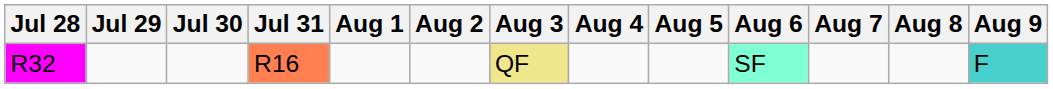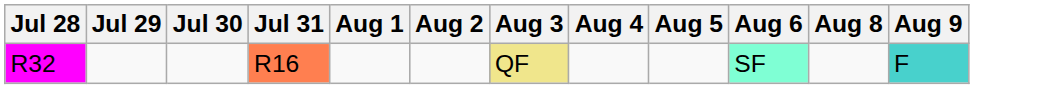- column: (848, 24)
